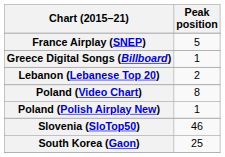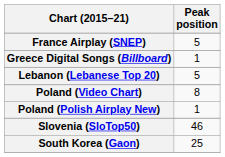(197, 76) 2 -> (197, 76) 5
